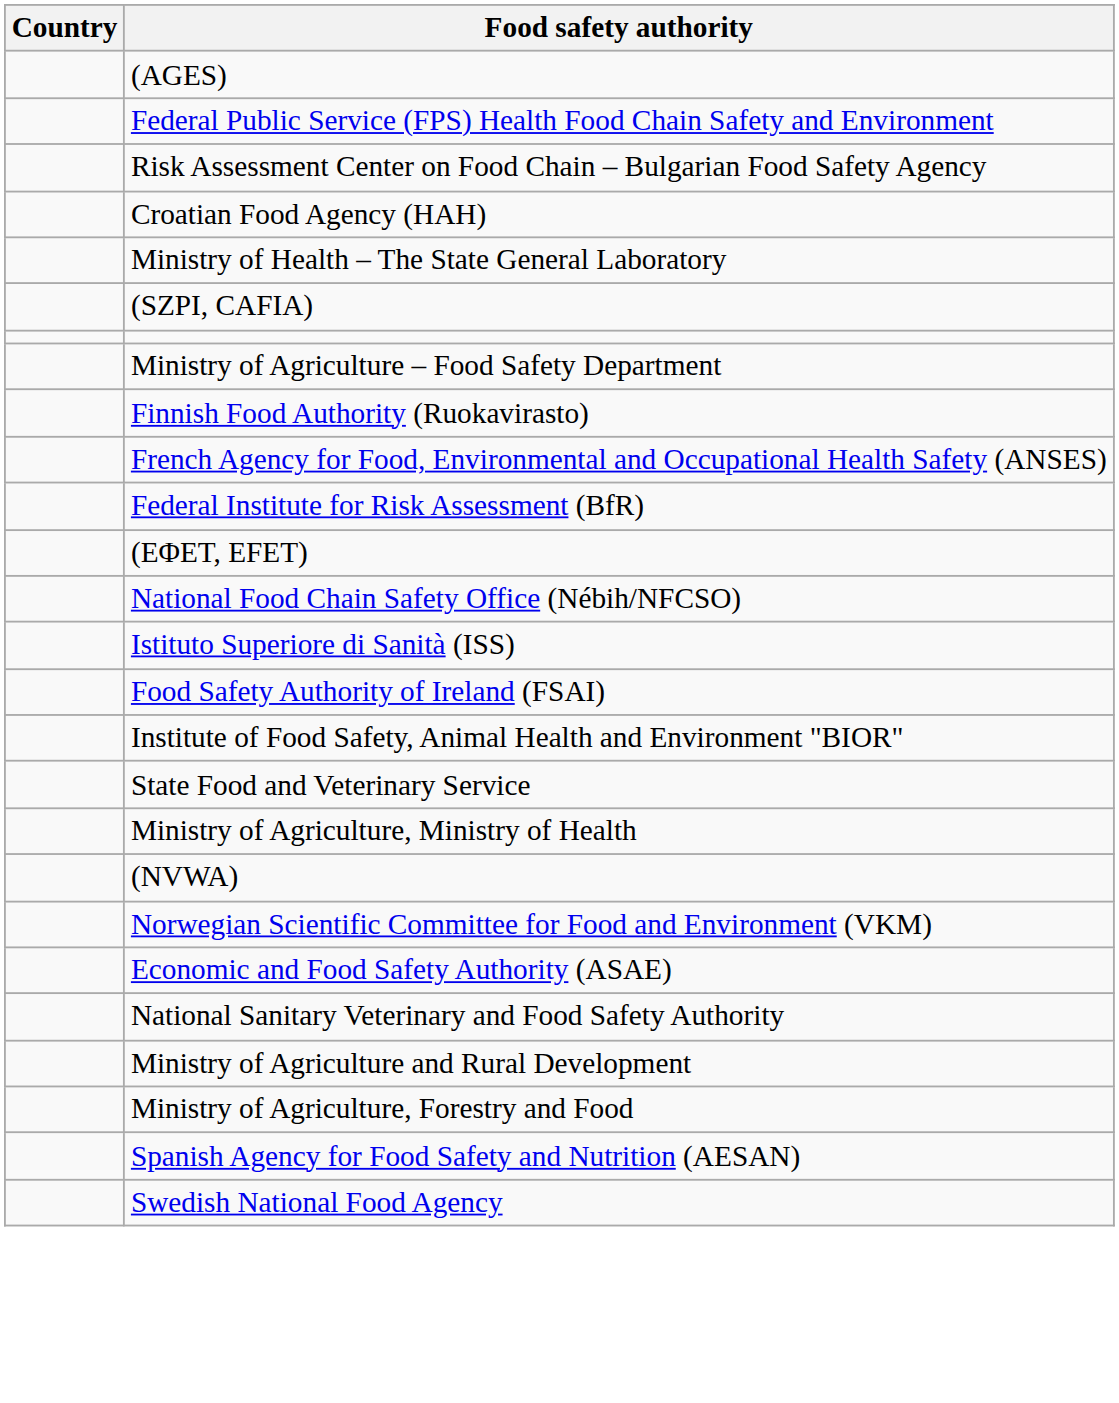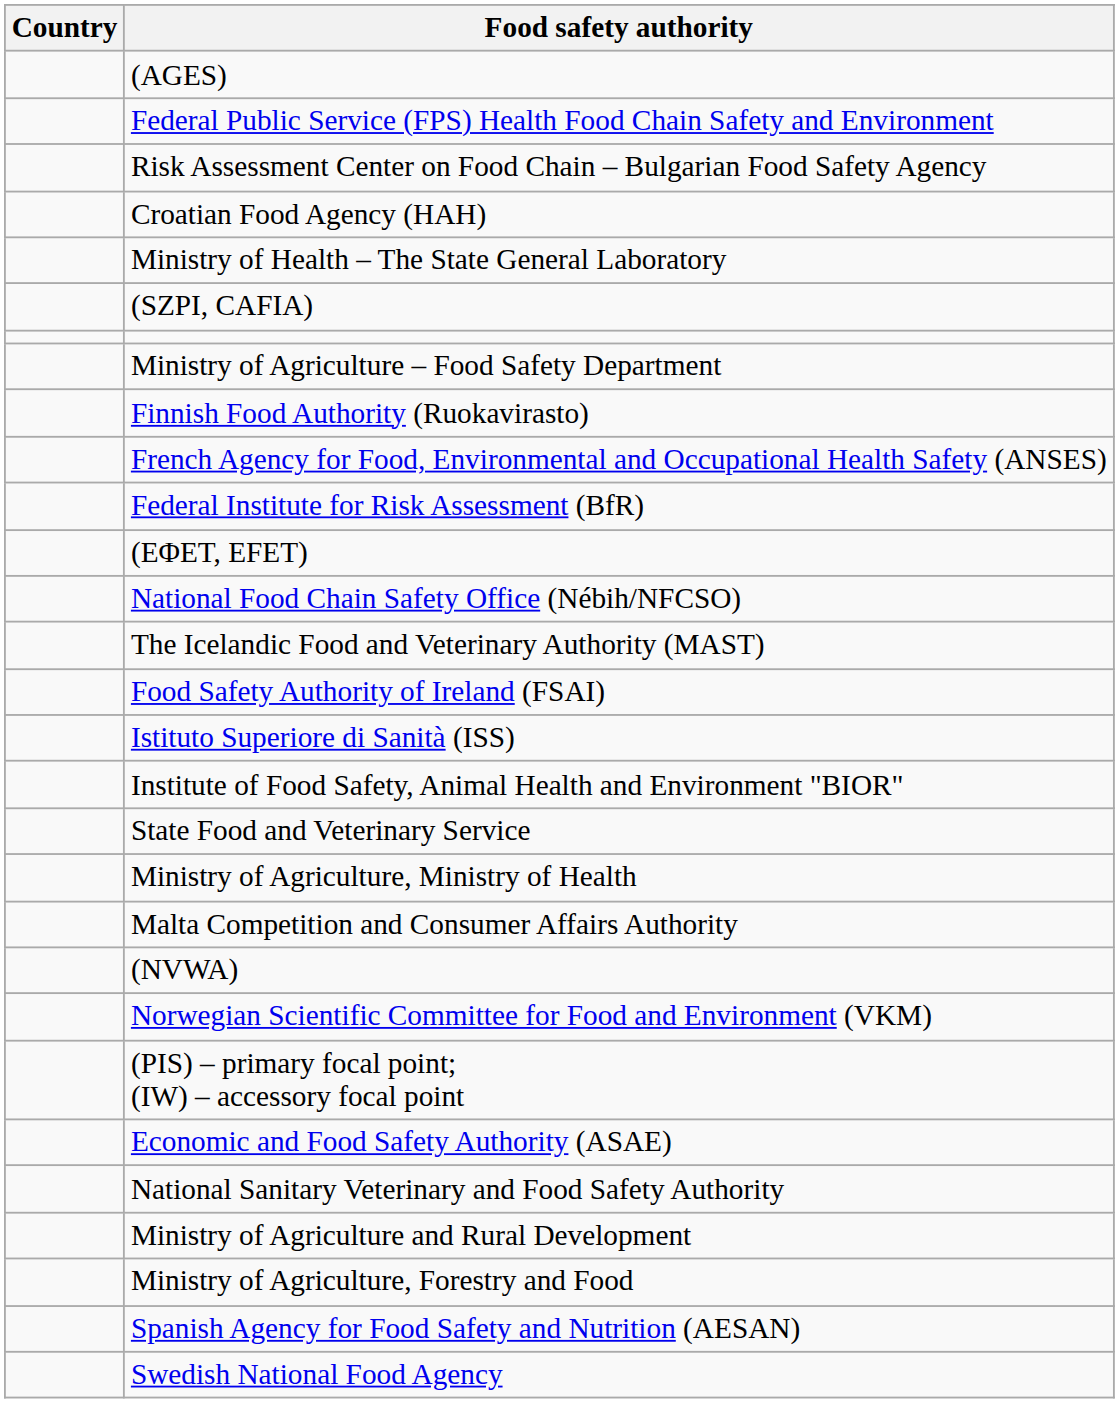+ row: (448, 644)
rows swapped: (368, 691) <-> (323, 644)
+ row: (434, 923)
+ row: (298, 1079)
